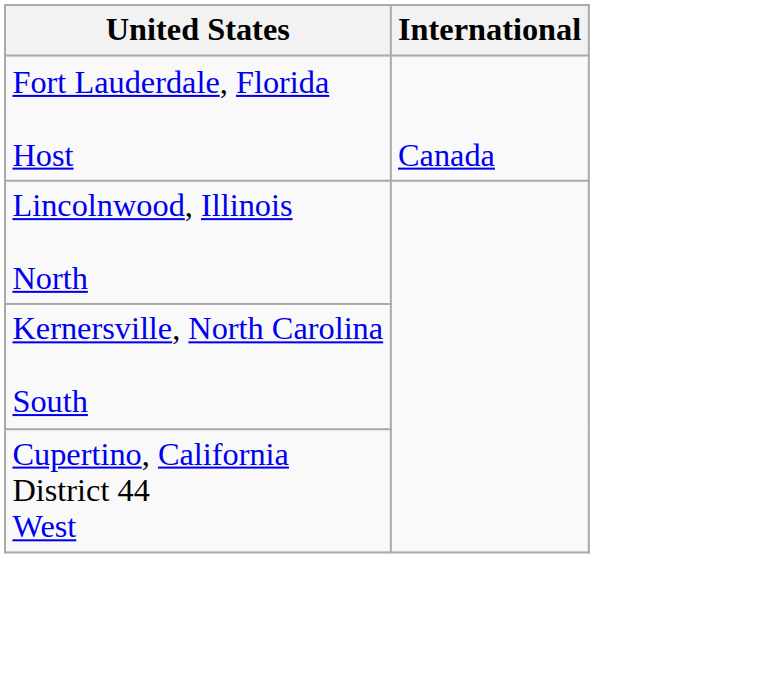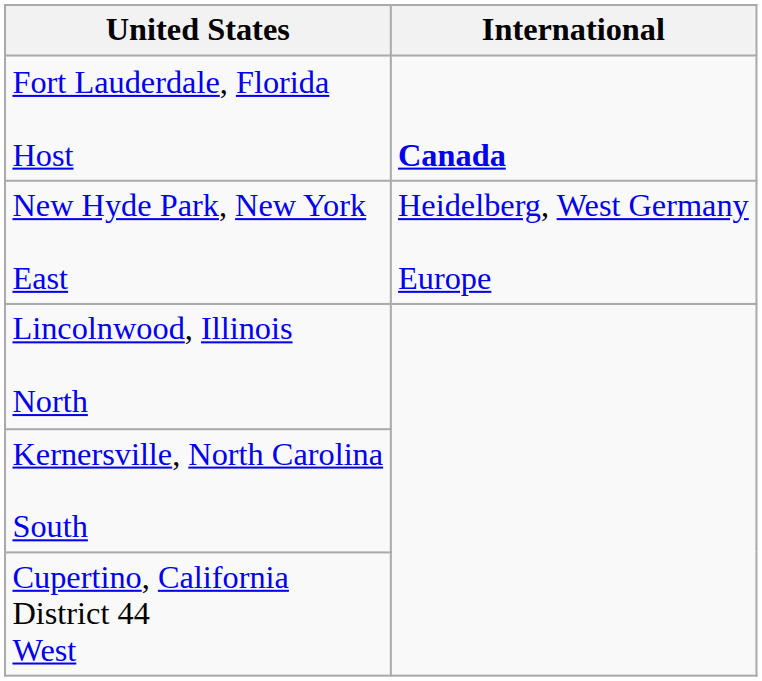(446, 154) normal -> (452, 154) bold
+ row: (189, 241)
